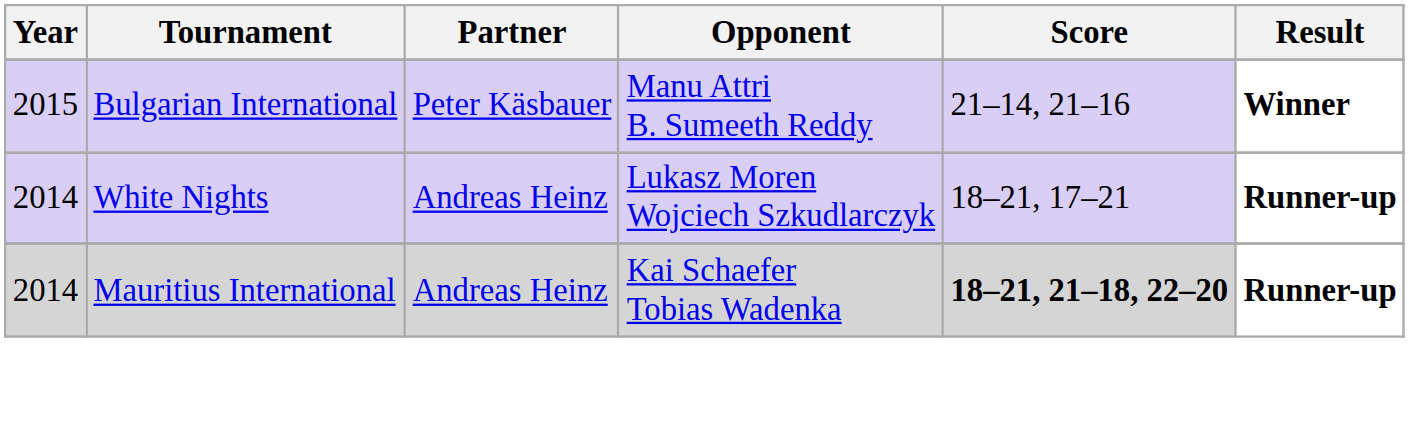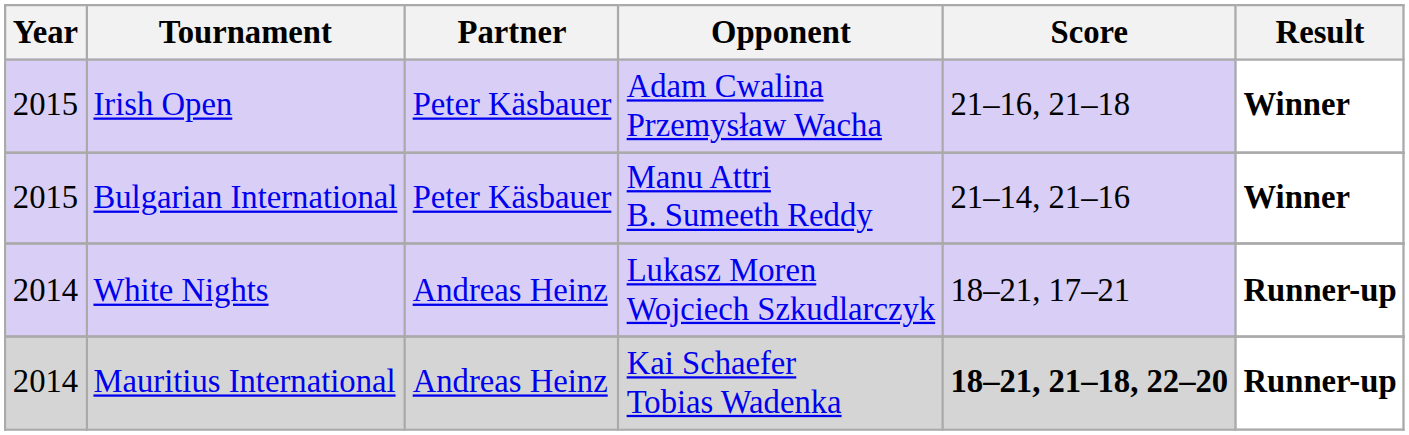+ row: (163, 105)
